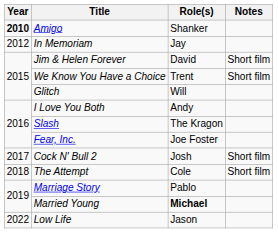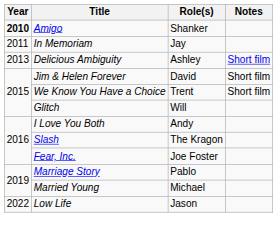(18, 44) 2012 -> (17, 44) 2011
+ row: (77, 60)
- row: (65, 156)
- row: (61, 172)
(189, 204) bold -> (188, 188) normal
